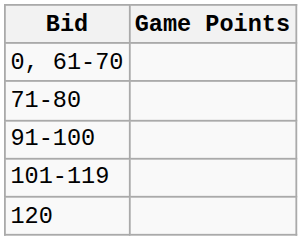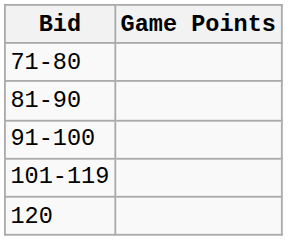- row: (67, 62)
+ row: (46, 101)
